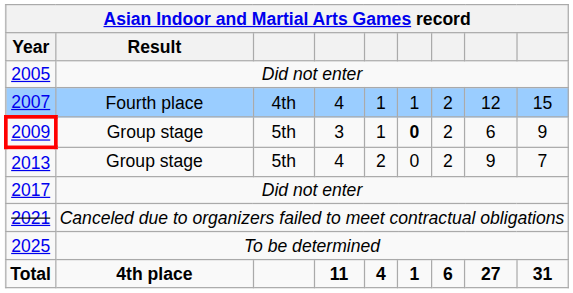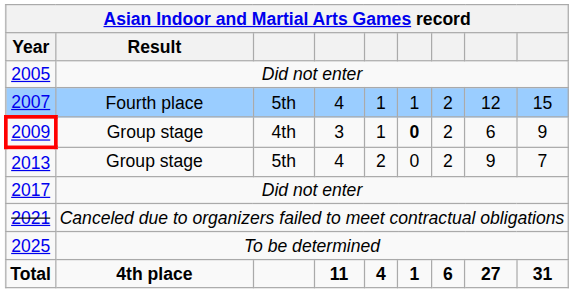(284, 103) 4th -> (284, 103) 5th
(284, 132) 5th -> (284, 132) 4th
